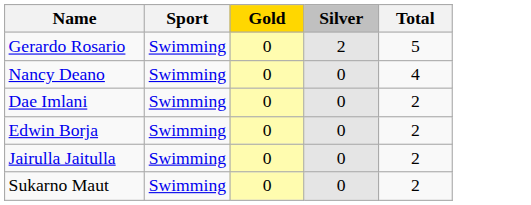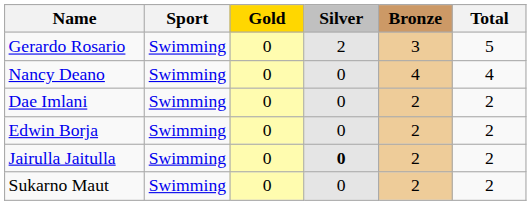+ column: (415, 18)
(341, 158) normal -> (341, 158) bold
